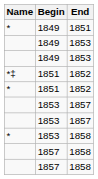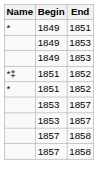- row: (8, 136)
